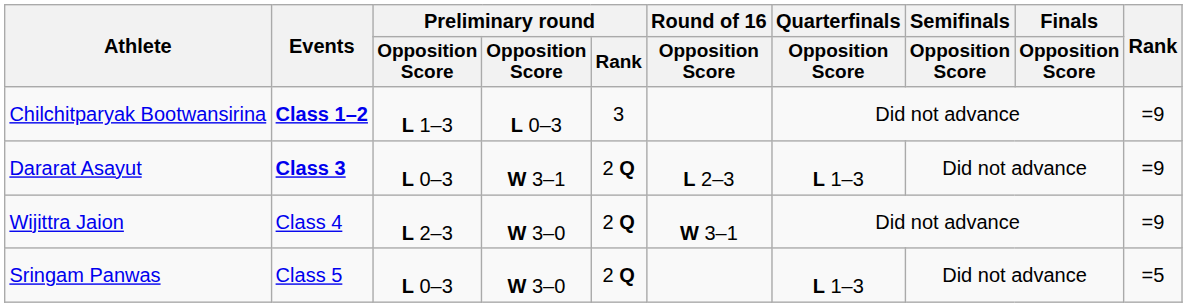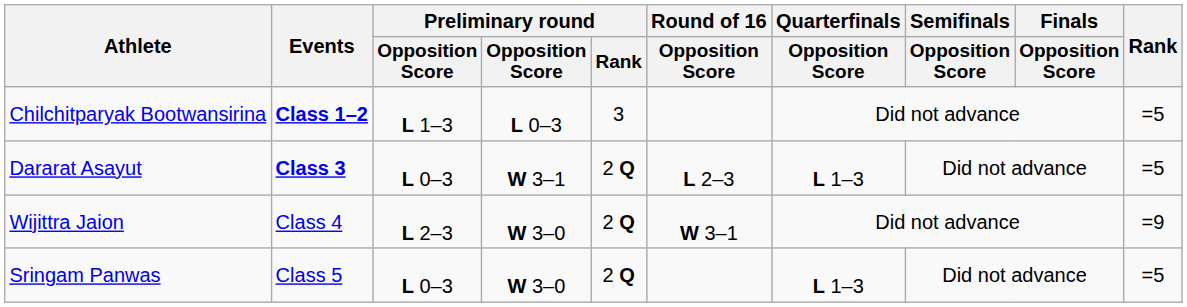(1153, 114) =9 -> (1153, 114) =5
(1153, 168) =9 -> (1153, 168) =5
